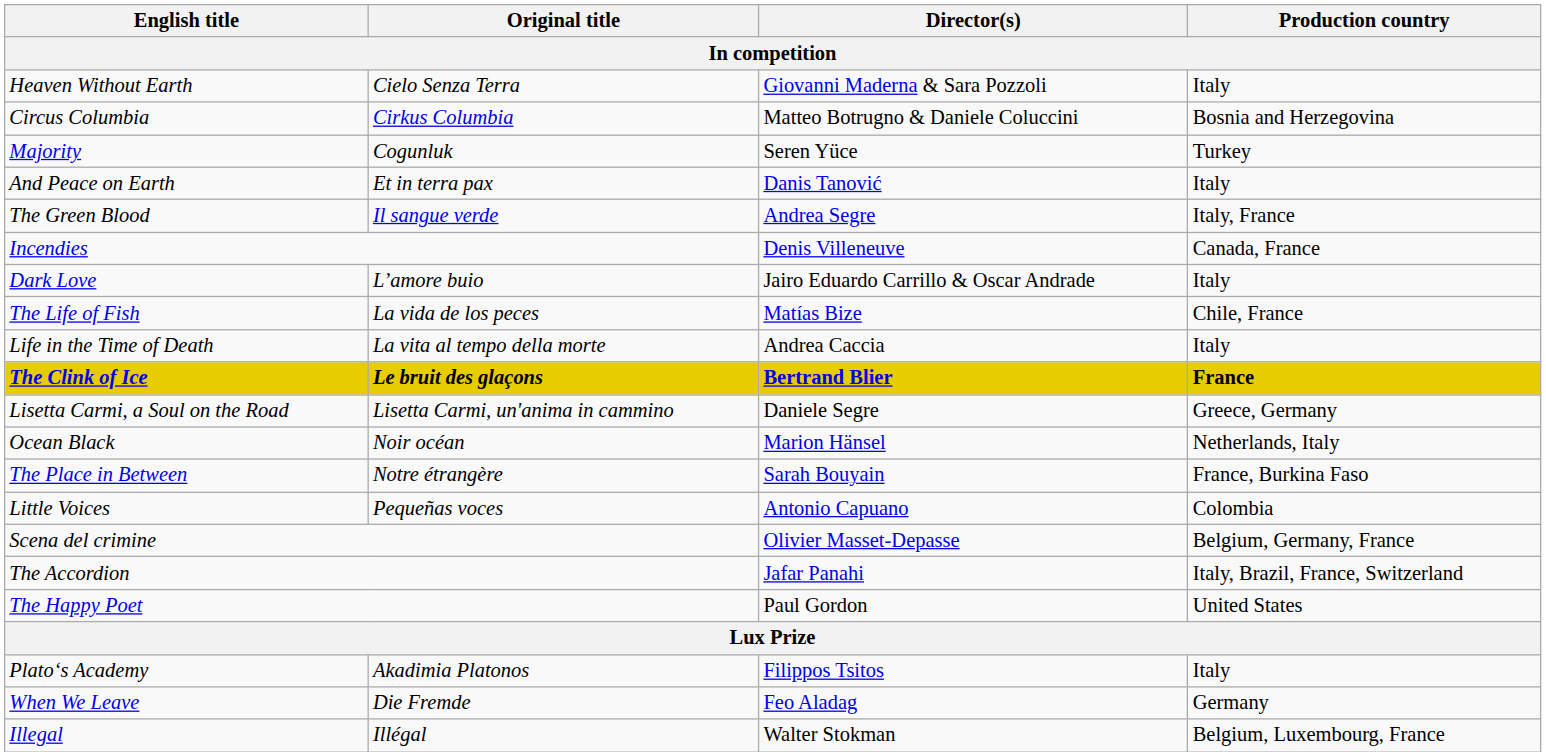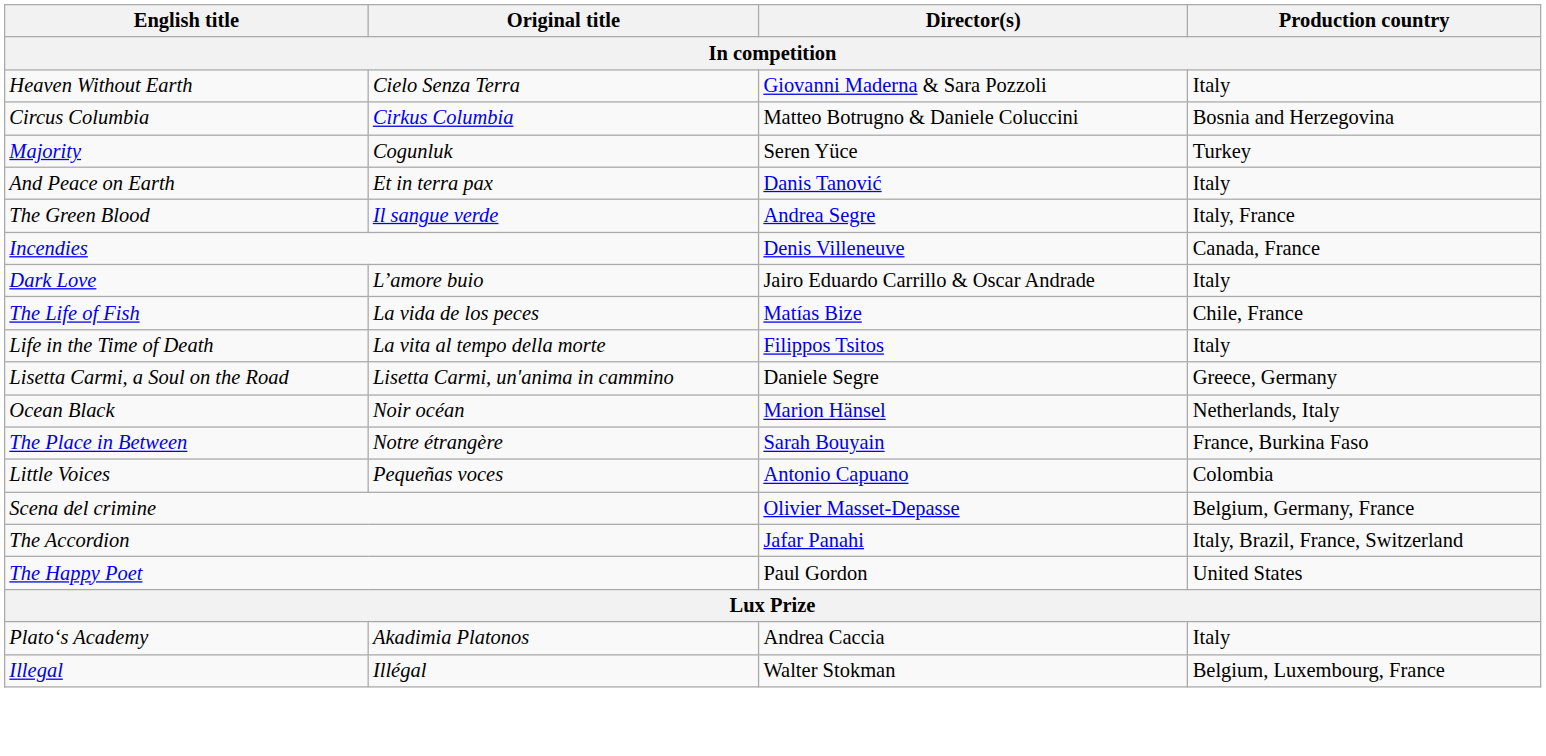(824, 345) Andrea Caccia -> (824, 345) Filippos Tsitos
- row: (78, 378)
(824, 670) Filippos Tsitos -> (824, 637) Andrea Caccia
- row: (74, 702)
